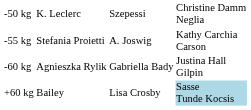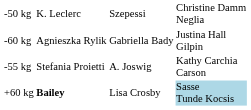rows swapped: (18, 40) <-> (18, 66)
(50, 93) normal -> (50, 93) bold
